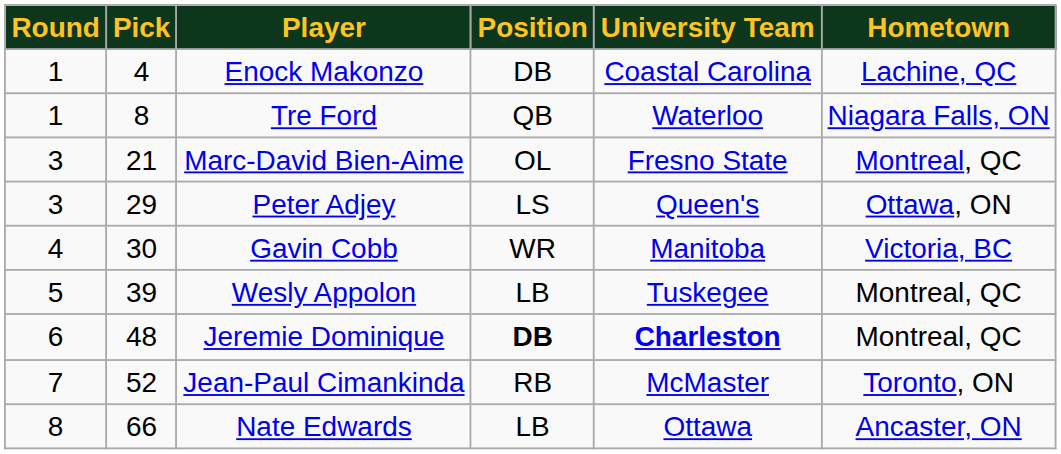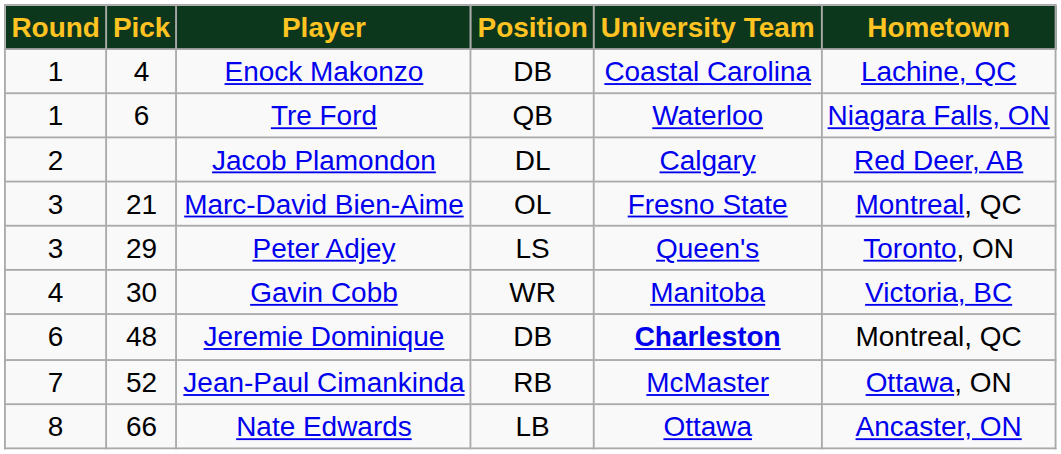(142, 116) 8 -> (142, 116) 6
+ row: (324, 160)
(939, 204) Ottawa, ON -> (939, 249) Toronto, ON
- row: (324, 293)
(533, 337) bold -> (533, 337) normal
(939, 381) Toronto, ON -> (939, 381) Ottawa, ON
